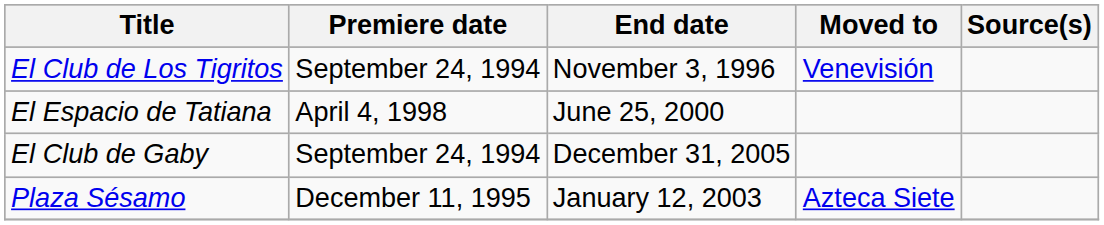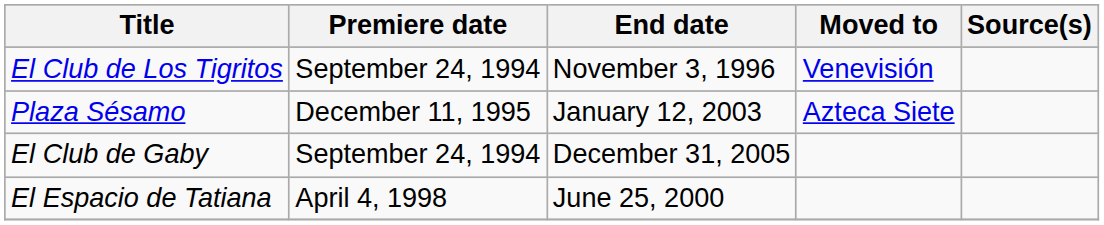rows swapped: (98, 197) <-> (141, 111)
